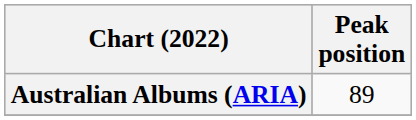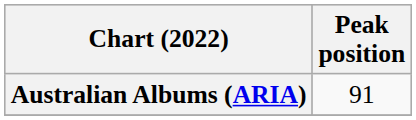(362, 94) 89 -> (362, 94) 91
